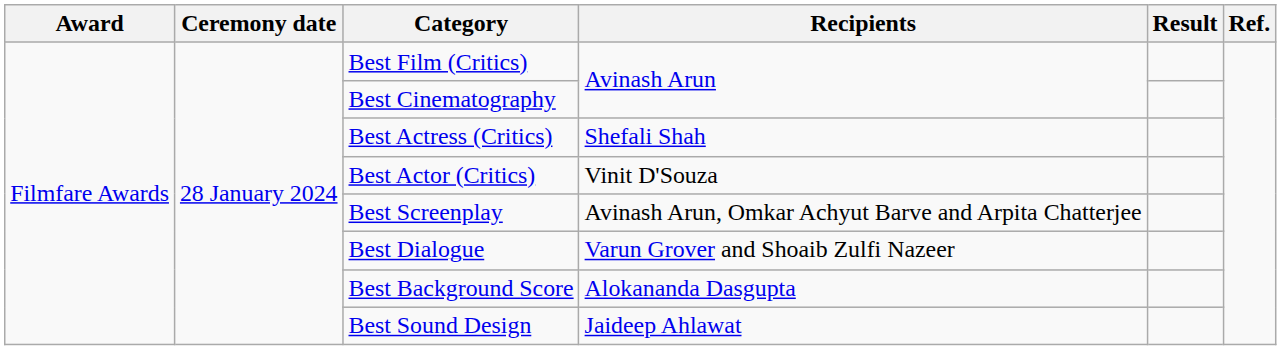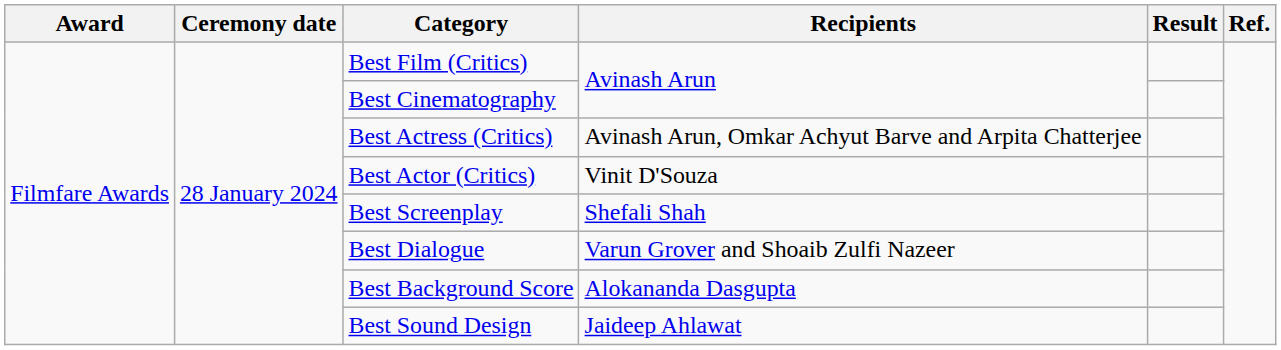(645, 136) Shefali Shah -> (863, 136) Avinash Arun, Omkar Achyut Barve and Arpita Chatterjee
(863, 212) Avinash Arun, Omkar Achyut Barve and Arpita Chatterjee -> (645, 212) Shefali Shah
